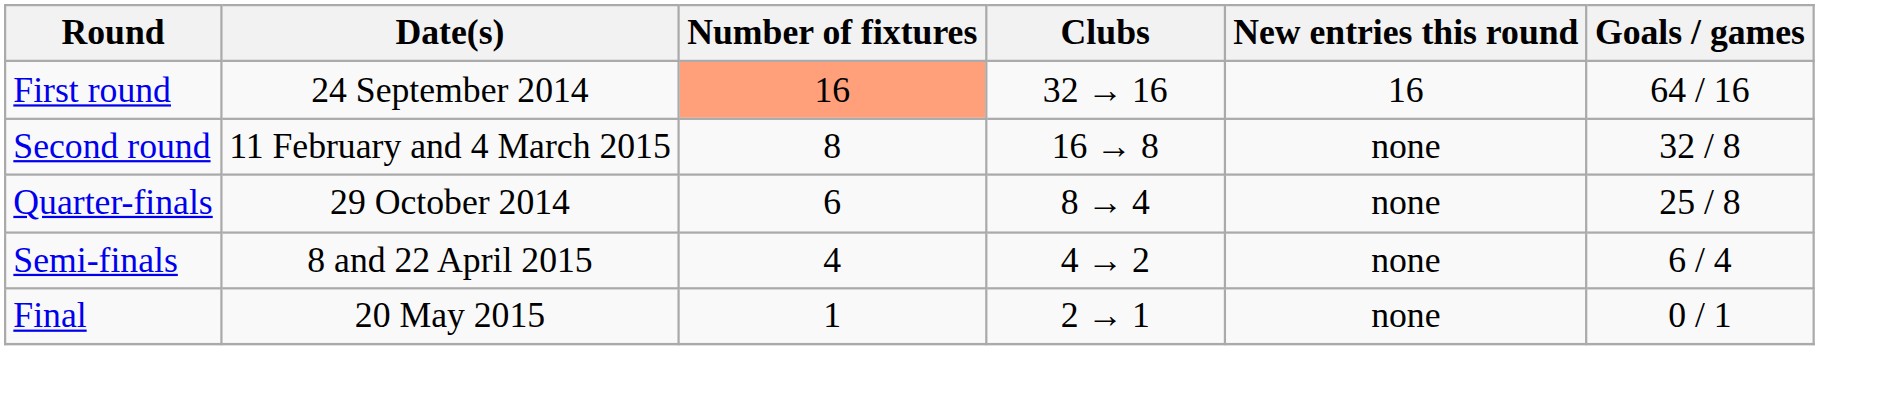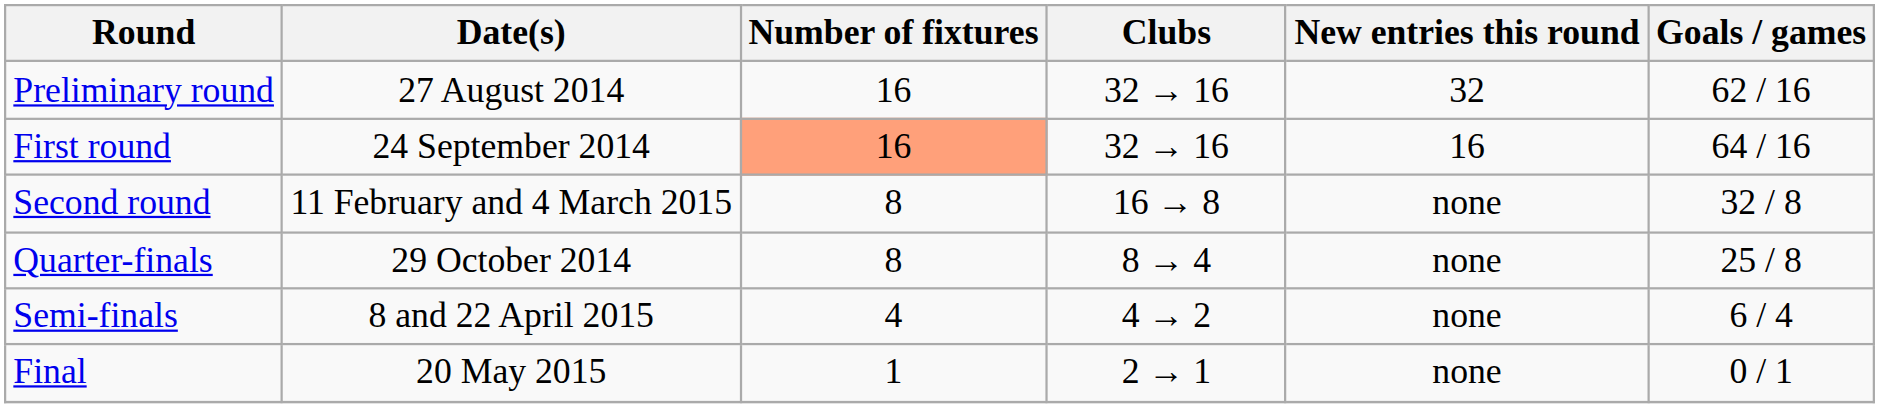+ row: (144, 89)
(832, 202) 6 -> (893, 259) 8
